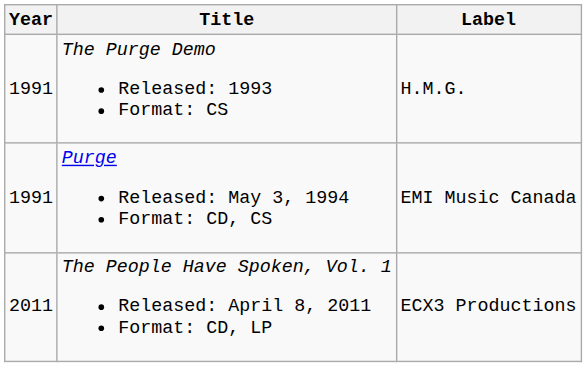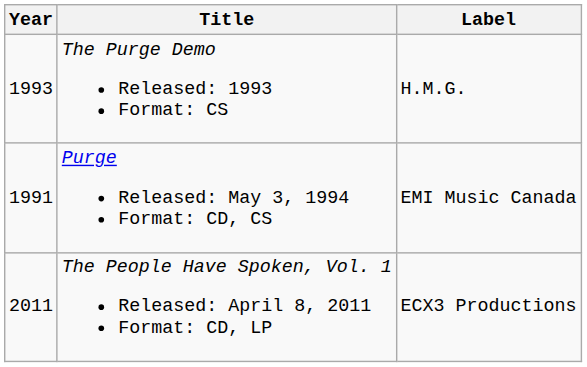(31, 89) 1991 -> (31, 89) 1993
